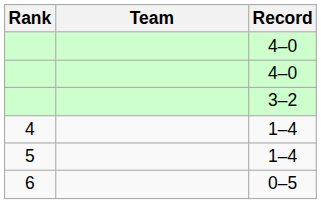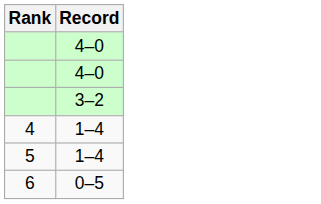- column: (152, 18)
